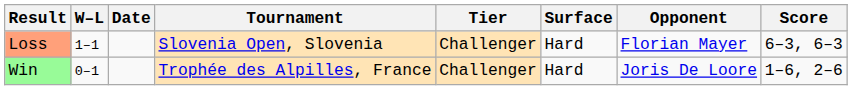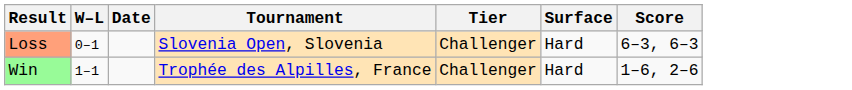- column: (689, 18)
(87, 45) 1–1 -> (87, 45) 0–1
(87, 71) 0–1 -> (87, 71) 1–1
